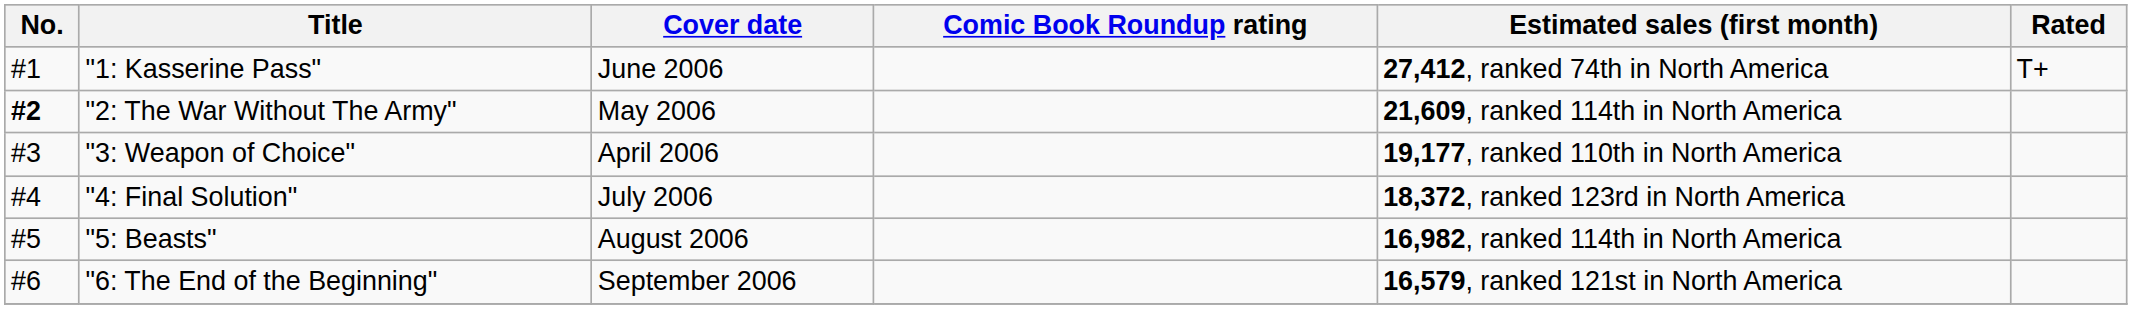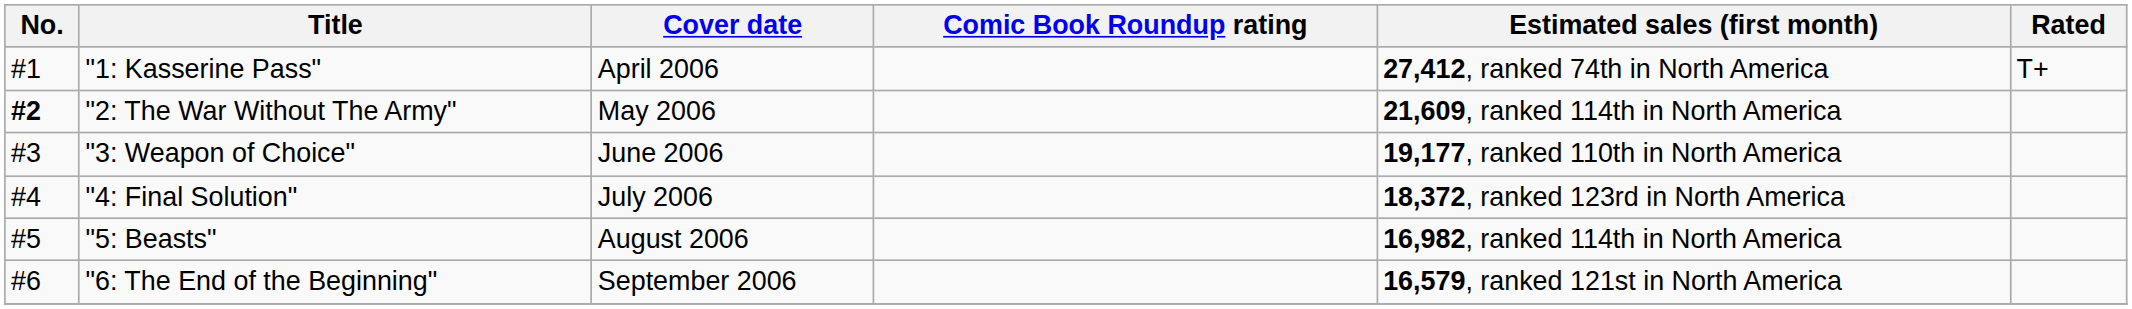(661, 68) June 2006 -> (658, 68) April 2006
(658, 153) April 2006 -> (661, 153) June 2006
